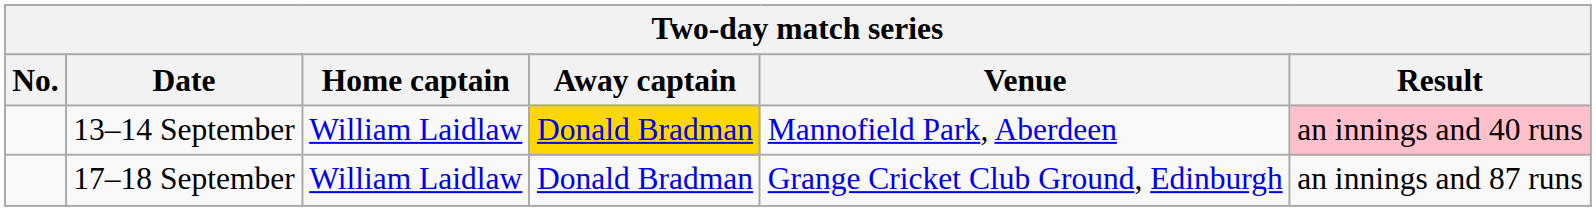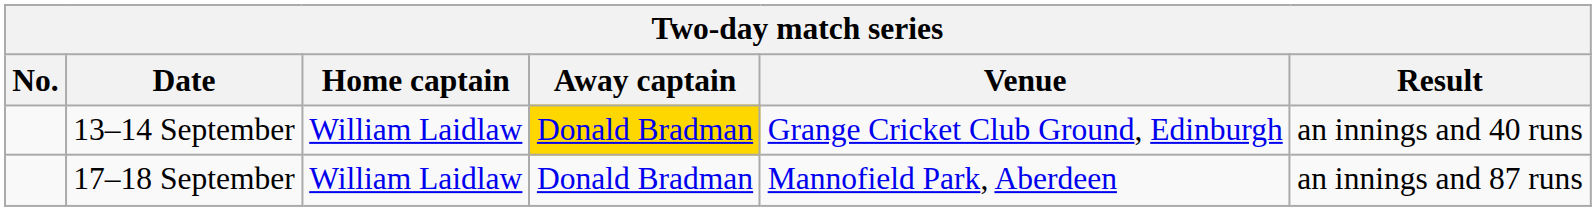(942, 129) Mannofield Park, Aberdeen -> (1025, 129) Grange Cricket Club Ground, Edinburgh
(1440, 129) pink background -> (1440, 129) no background
(1025, 179) Grange Cricket Club Ground, Edinburgh -> (942, 179) Mannofield Park, Aberdeen
